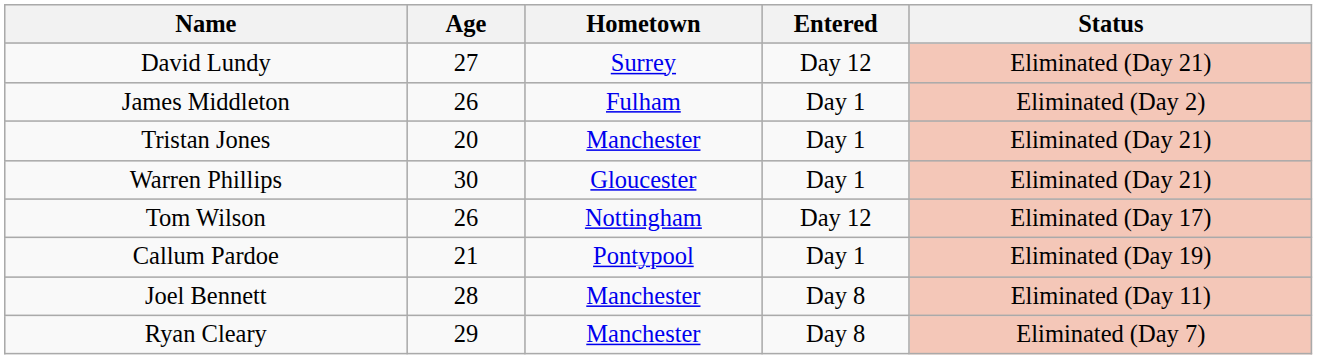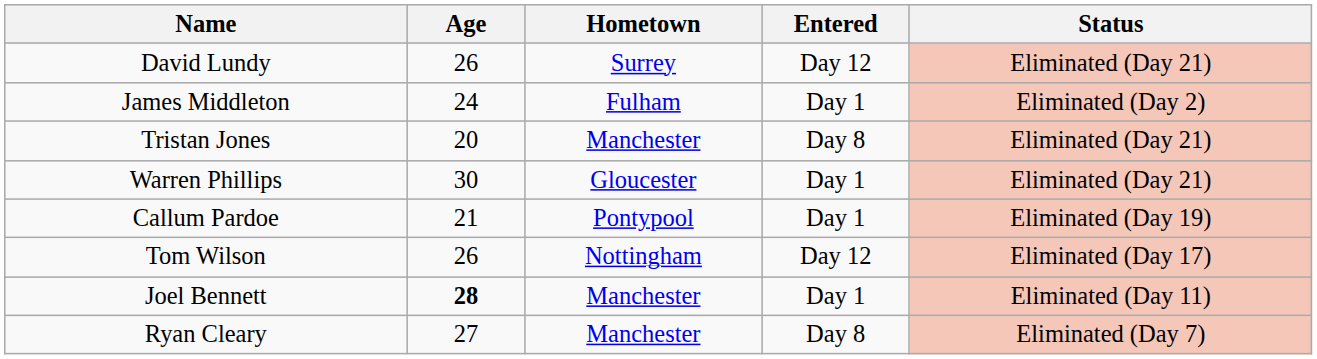(466, 62) 27 -> (466, 62) 26
(466, 101) 26 -> (466, 101) 24
(836, 140) Day 1 -> (836, 140) Day 8
rows swapped: (206, 256) <-> (206, 218)
(466, 295) normal -> (466, 295) bold
(836, 295) Day 8 -> (836, 295) Day 1
(466, 334) 29 -> (466, 334) 27
